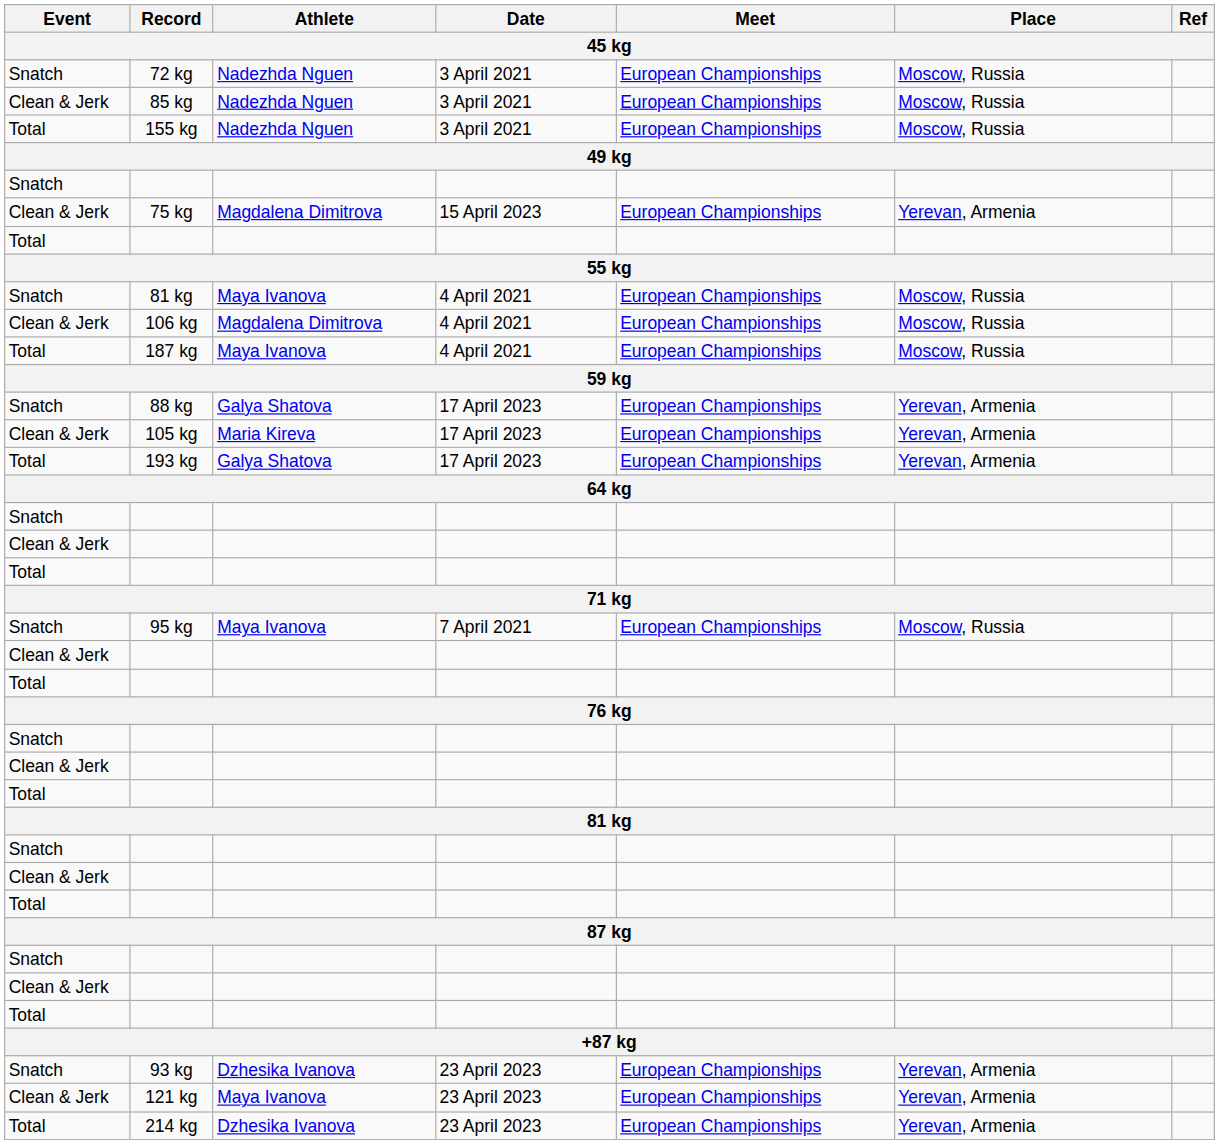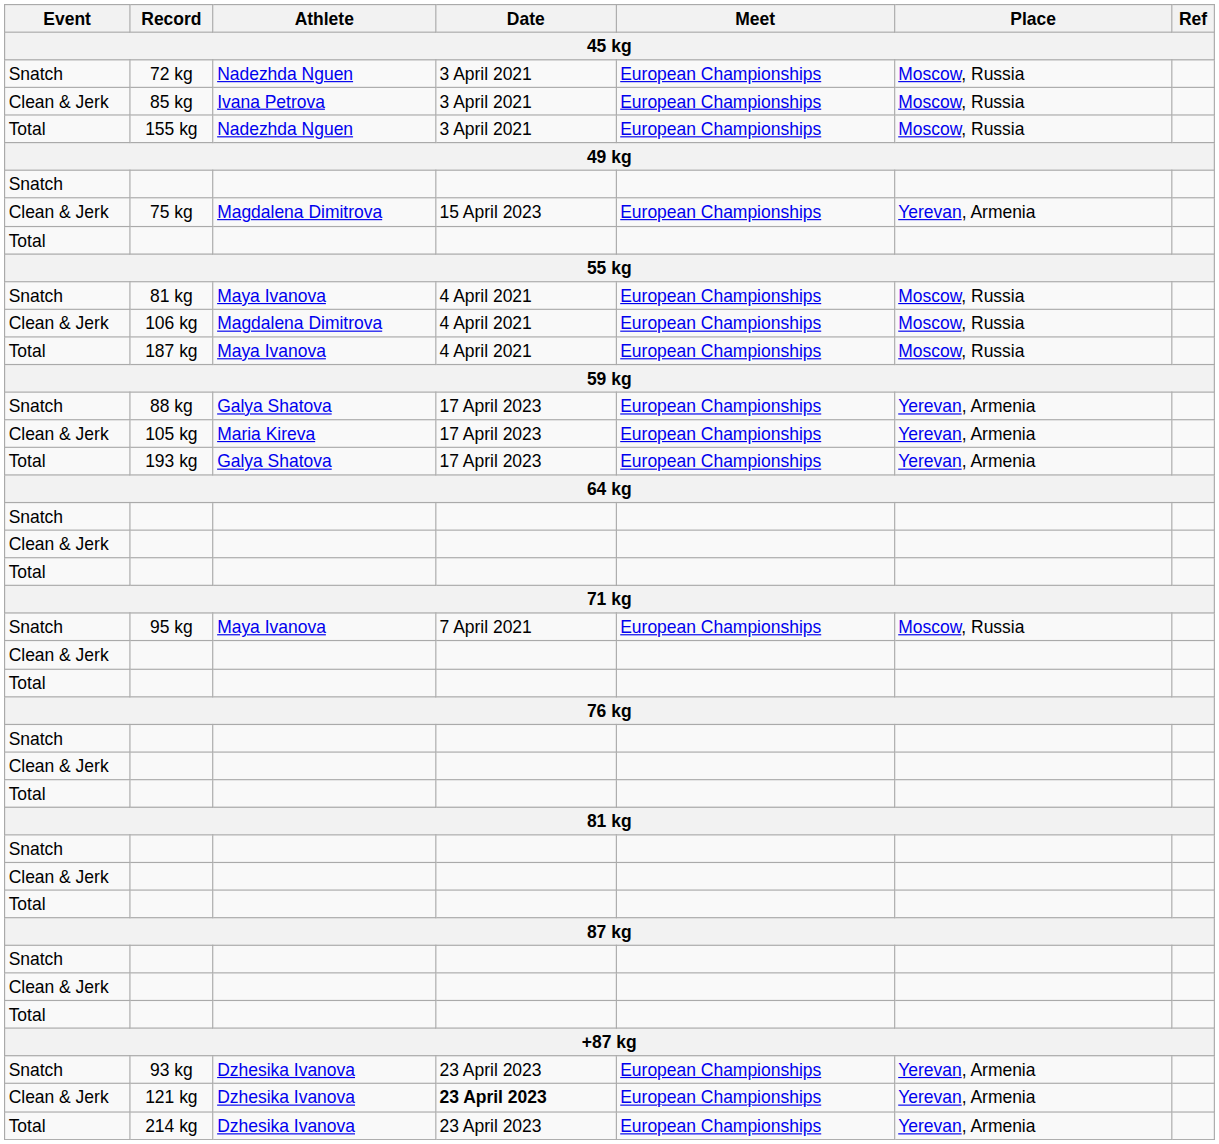(285, 102) Nadezhda Nguen -> (271, 102) Ivana Petrova
(272, 1098) Maya Ivanova -> (286, 1098) Dzhesika Ivanova
(491, 1098) normal -> (493, 1098) bold
